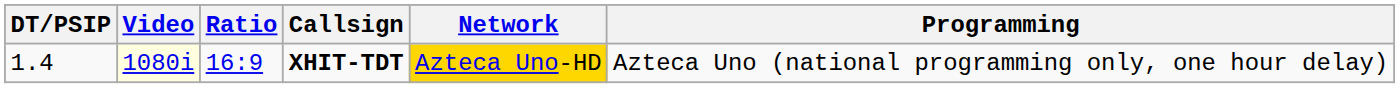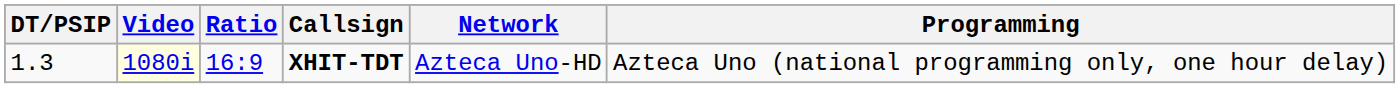(32, 63) 1.4 -> (32, 63) 1.3
(508, 63) gold background -> (508, 63) no background
